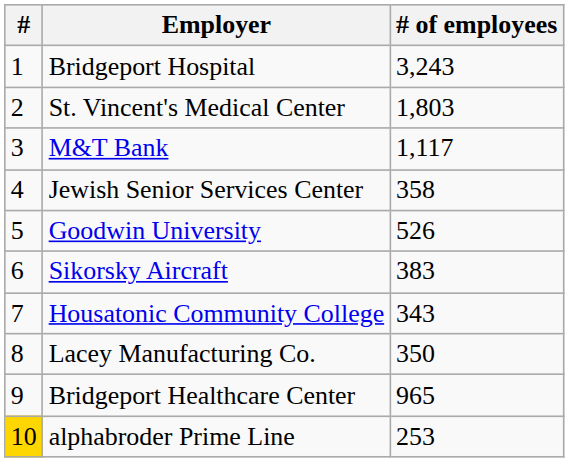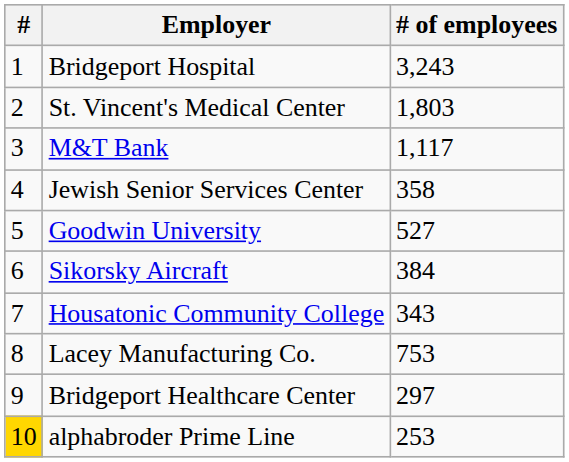(416, 230) 526 -> (416, 230) 527
(416, 271) 383 -> (416, 271) 384
(416, 353) 350 -> (416, 353) 753
(416, 395) 965 -> (416, 395) 297
